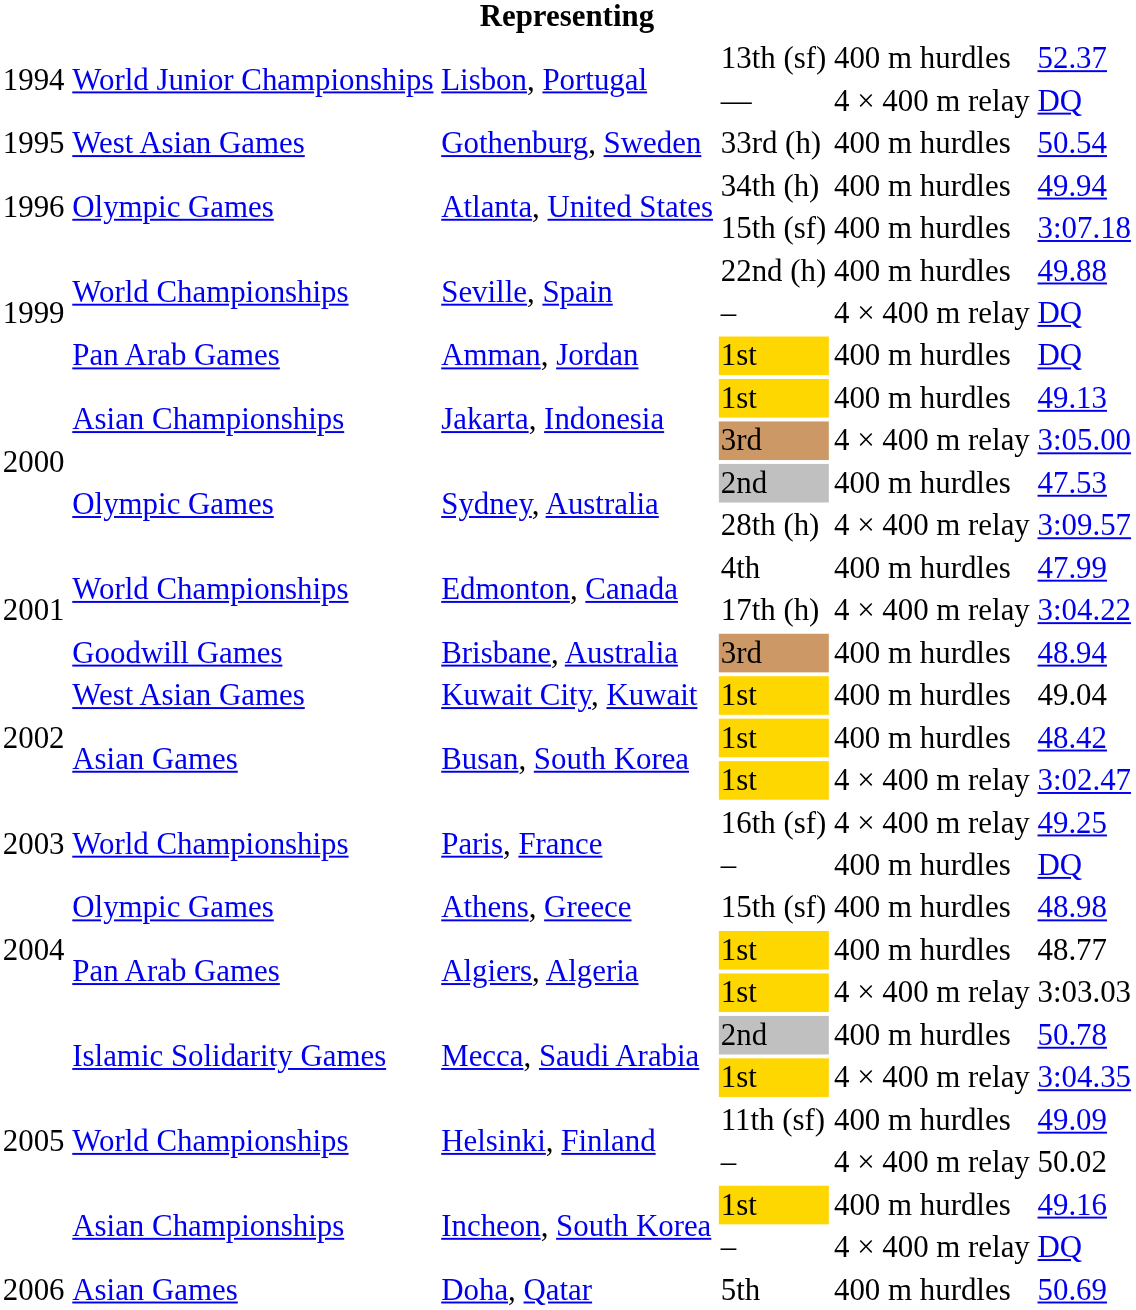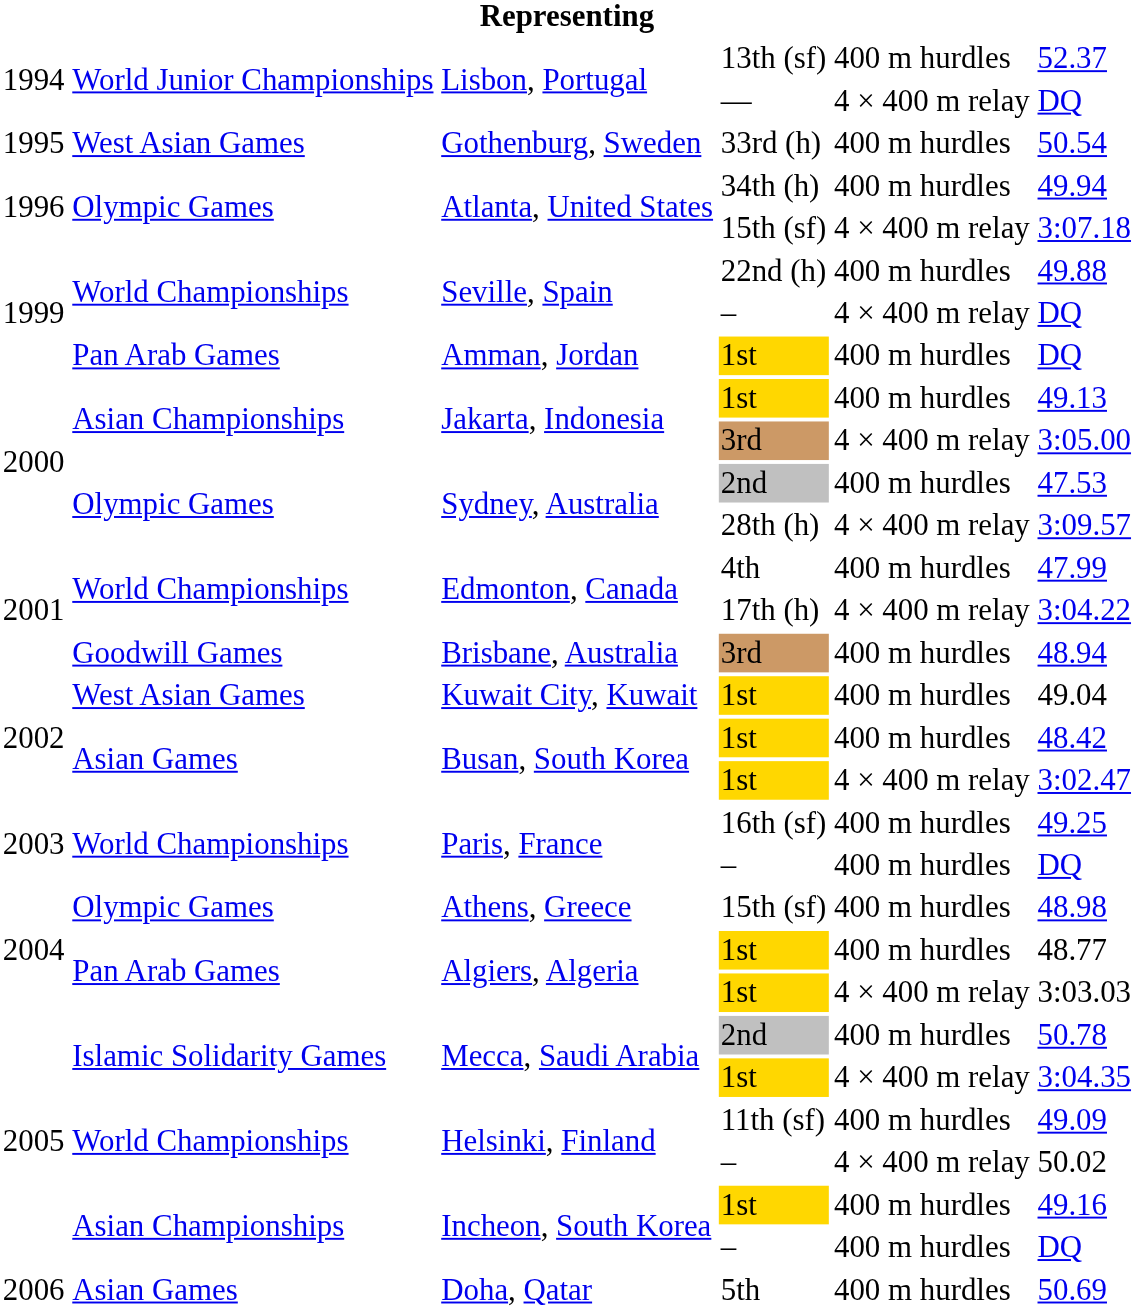(922, 227) 400 m hurdles -> (932, 227) 4 × 400 m relay
(932, 822) 4 × 400 m relay -> (922, 822) 400 m hurdles
(932, 1247) 4 × 400 m relay -> (922, 1247) 400 m hurdles
